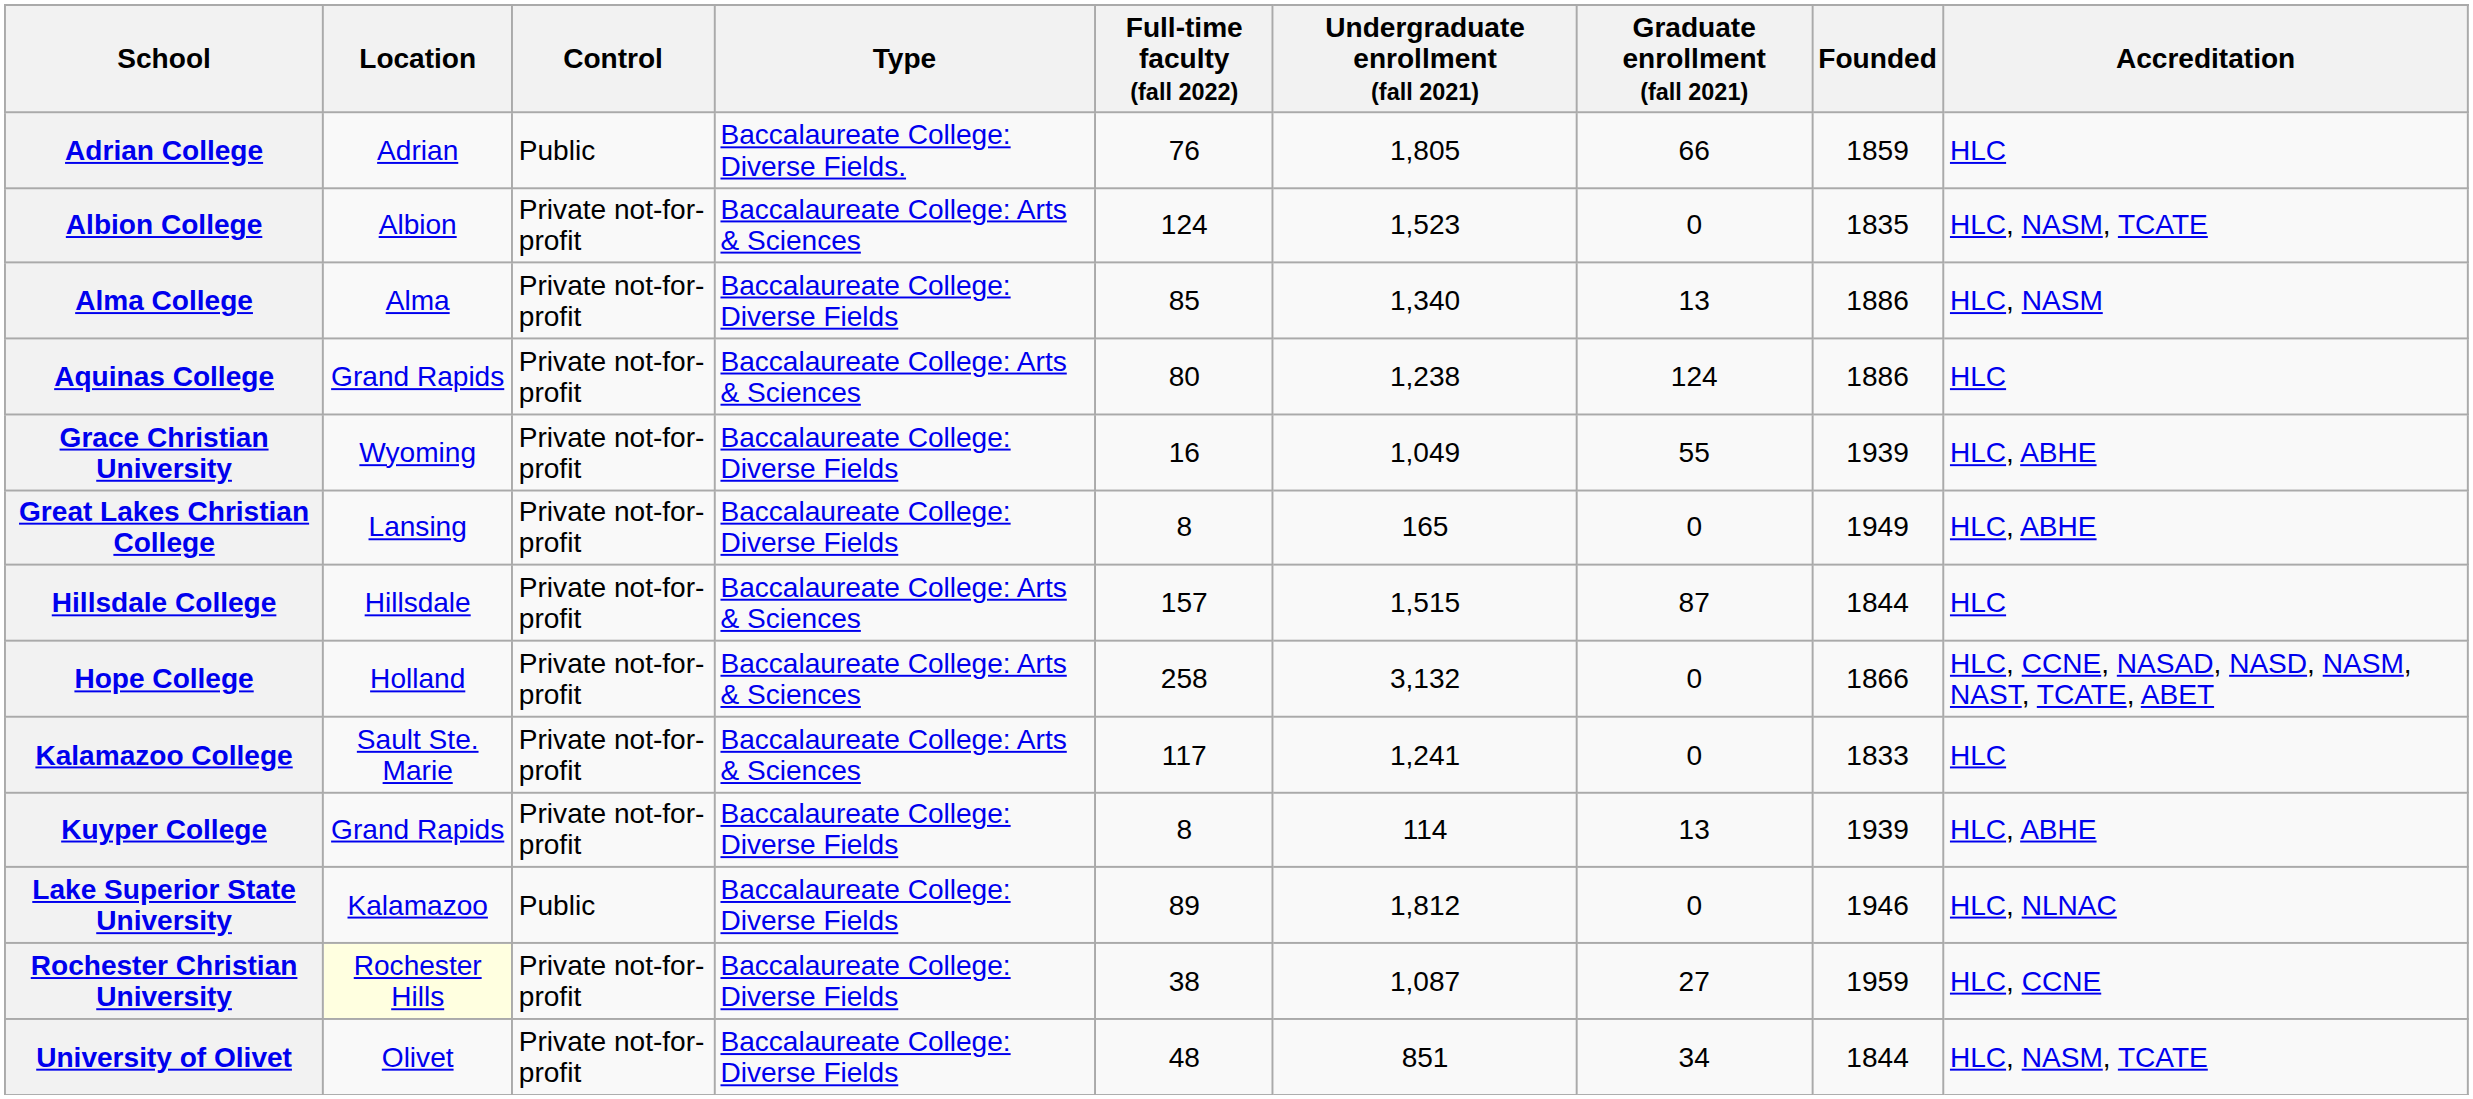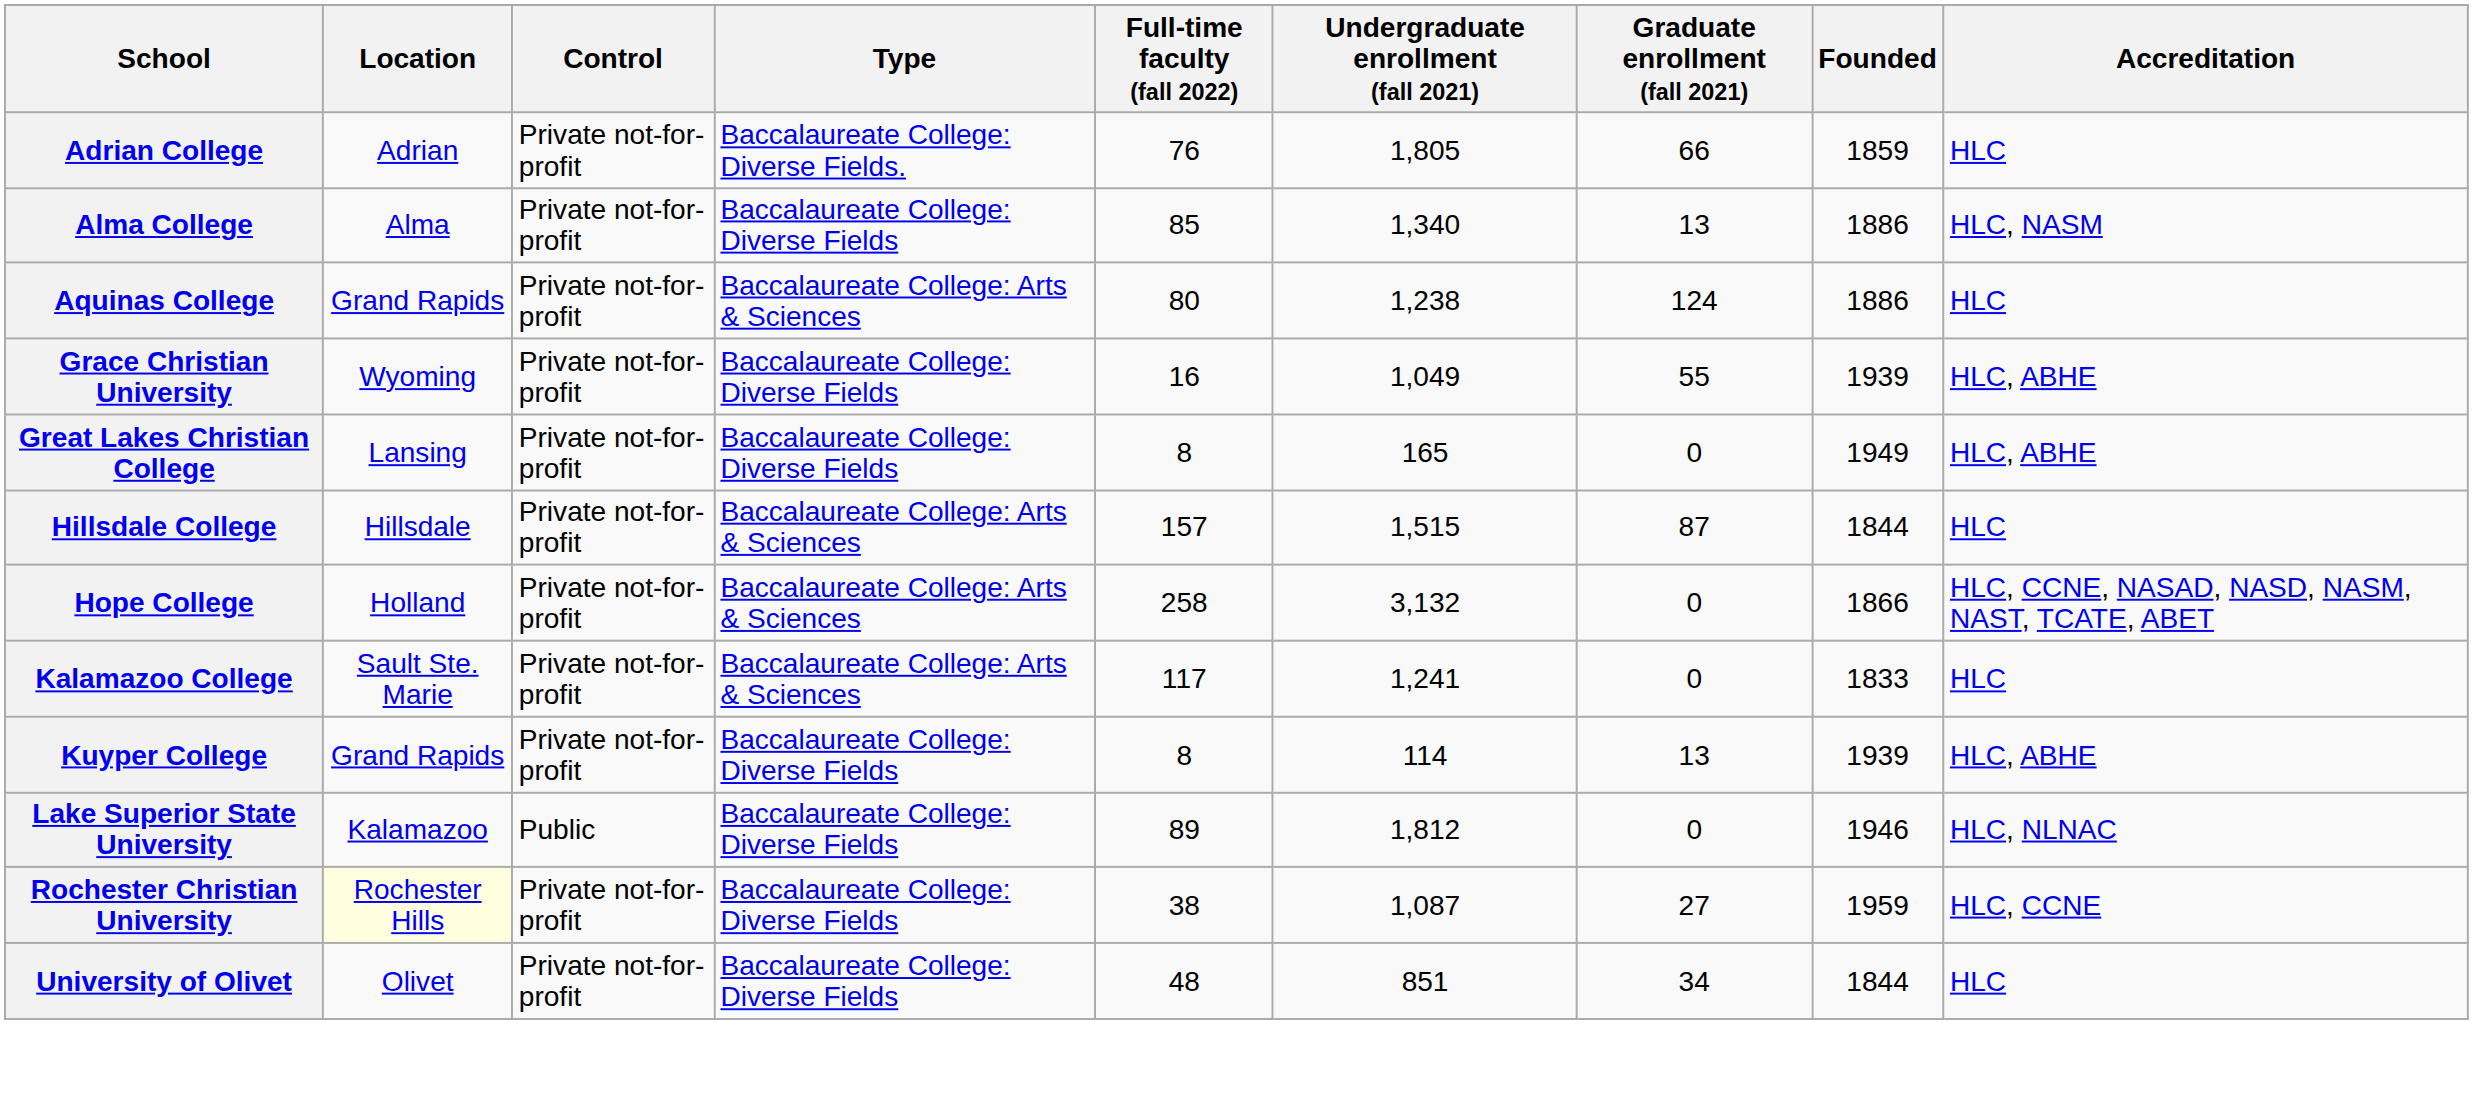(557, 150) Public -> (612, 150) Private not-for-profit
- row: (164, 225)
(2079, 1057) HLC, NASM, TCATE -> (1978, 981) HLC
